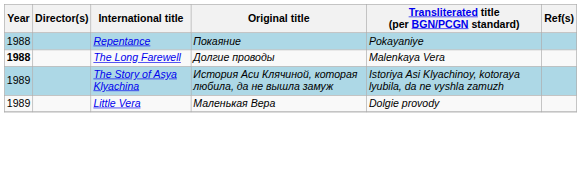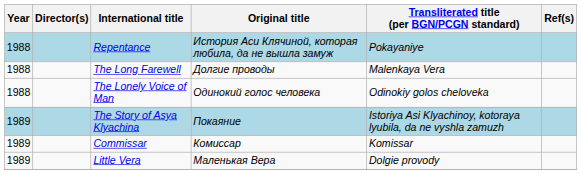(217, 41) Покаяние -> (275, 47) История Аси Клячиной, которая любила, да не вышла замуж
(19, 58) bold -> (19, 70) normal
+ row: (140, 92)
(275, 80) История Аси Клячиной, которая любила, да не вышла замуж -> (217, 121) Покаяние
+ row: (120, 144)
